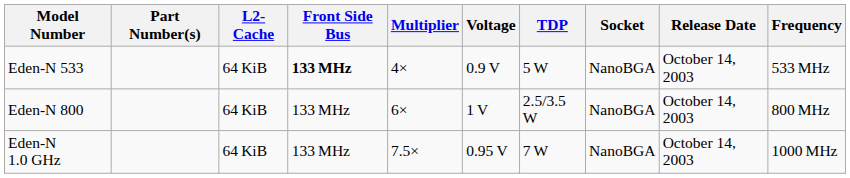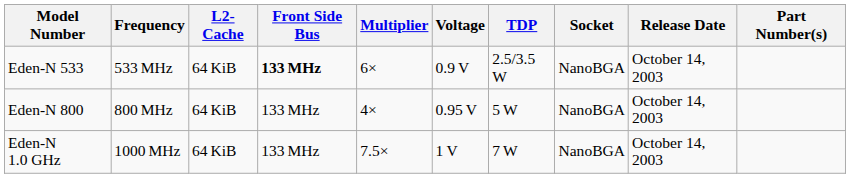columns swapped: (807, 25) <-> (165, 25)
(399, 67) 4× -> (369, 67) 6×
(535, 67) 5 W -> (515, 67) 2.5/3.5 W
(399, 109) 6× -> (369, 109) 4×
(477, 109) 1 V -> (456, 109) 0.95 V
(546, 109) 2.5/3.5 W -> (505, 109) 5 W
(487, 151) 0.95 V -> (447, 151) 1 V
